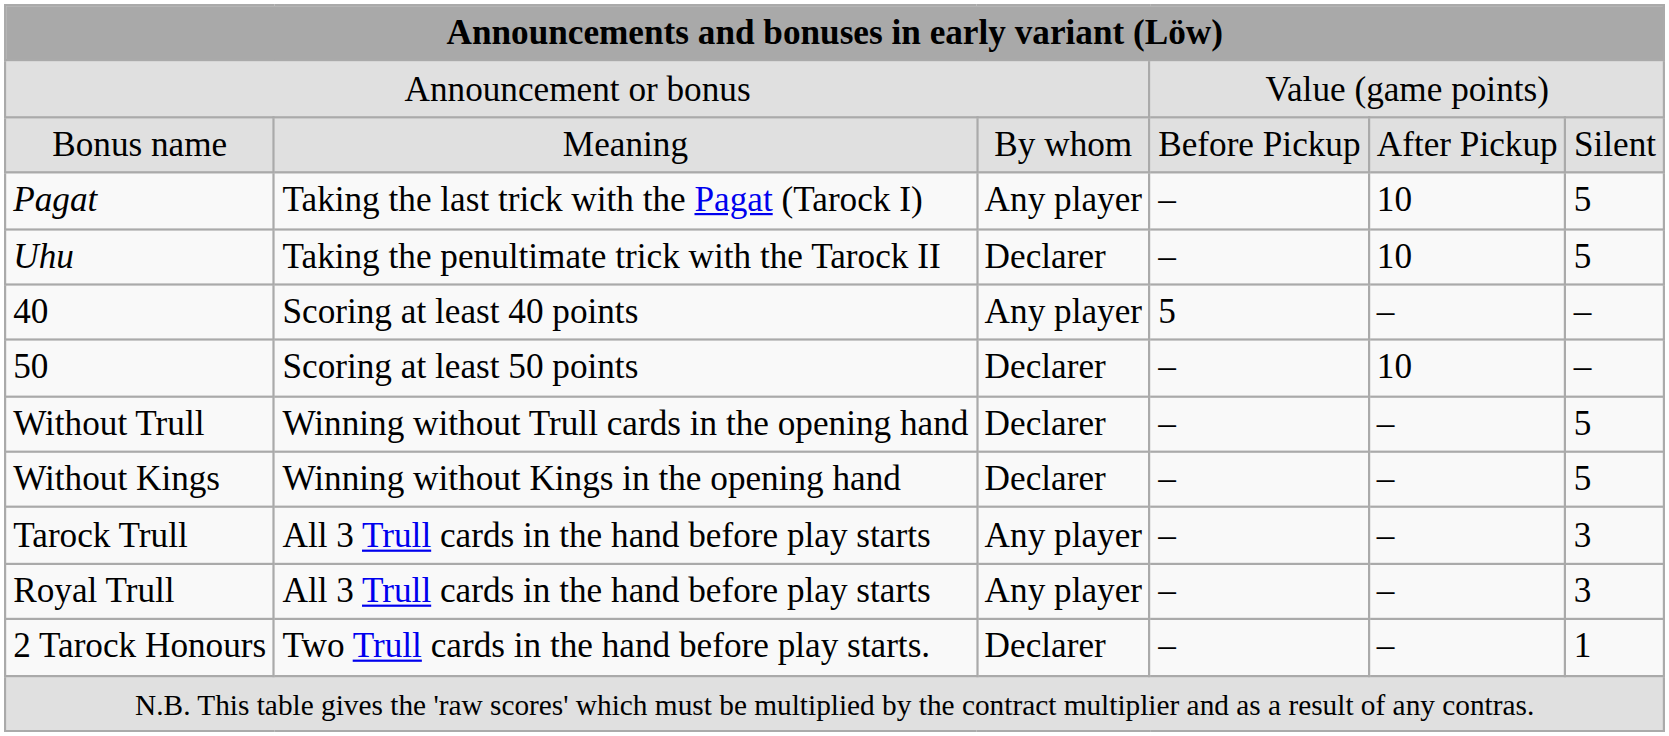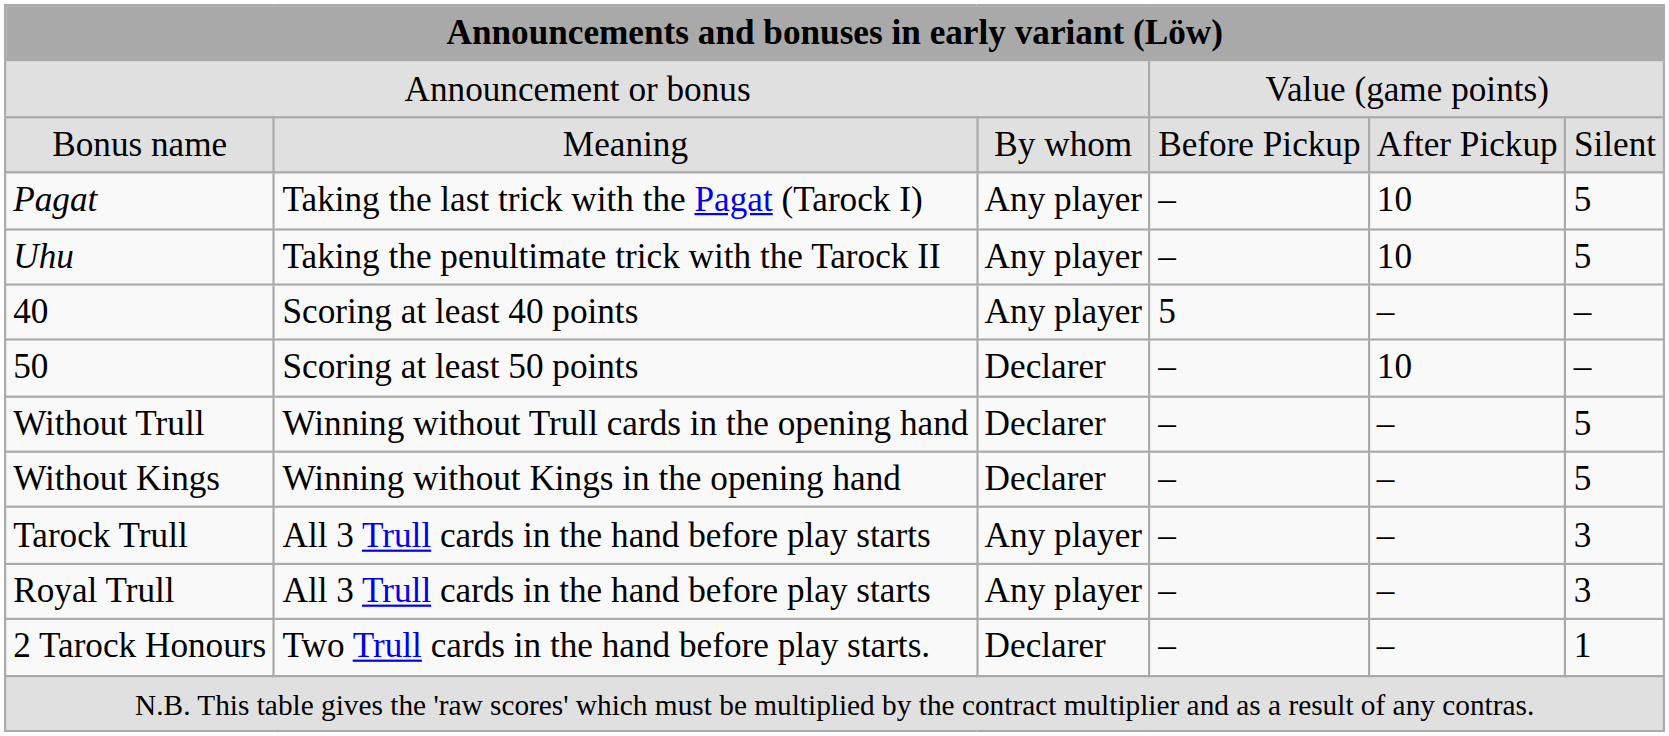(1045, 255) Declarer -> (1063, 255) Any player
